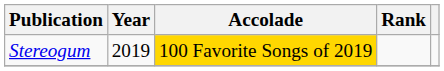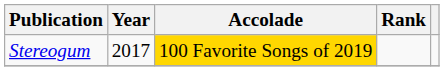(131, 50) 2019 -> (131, 50) 2017
